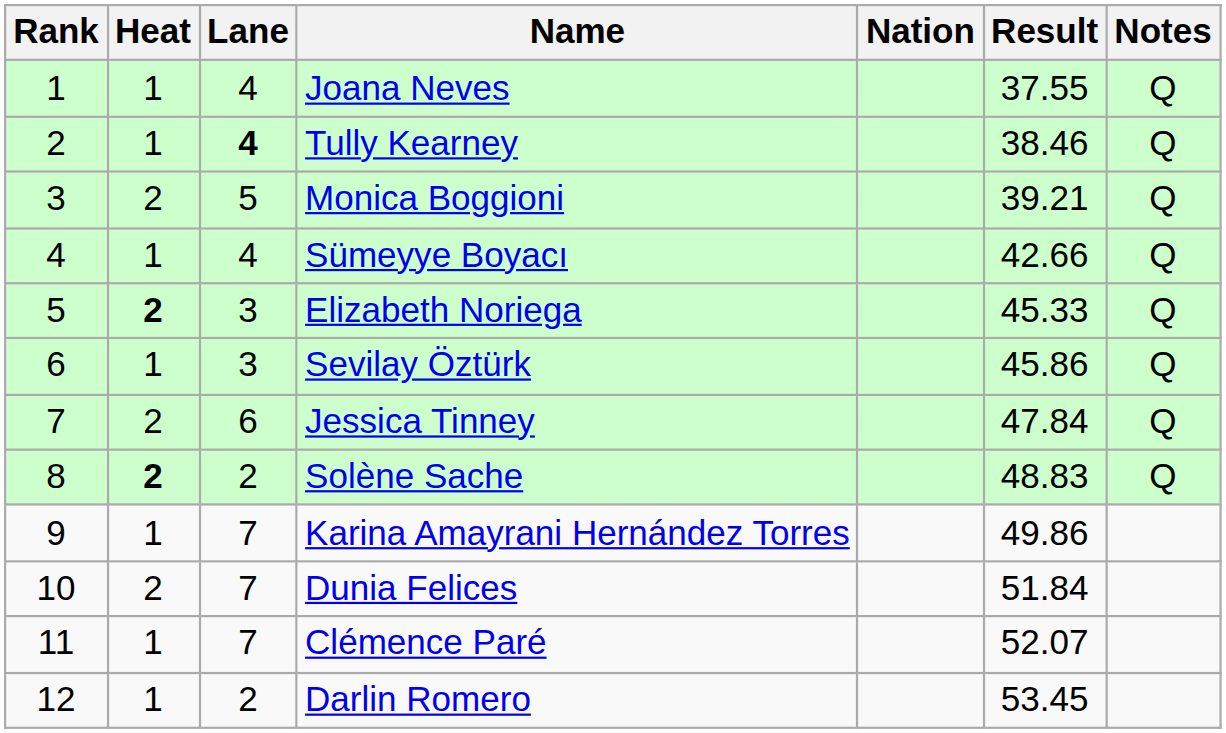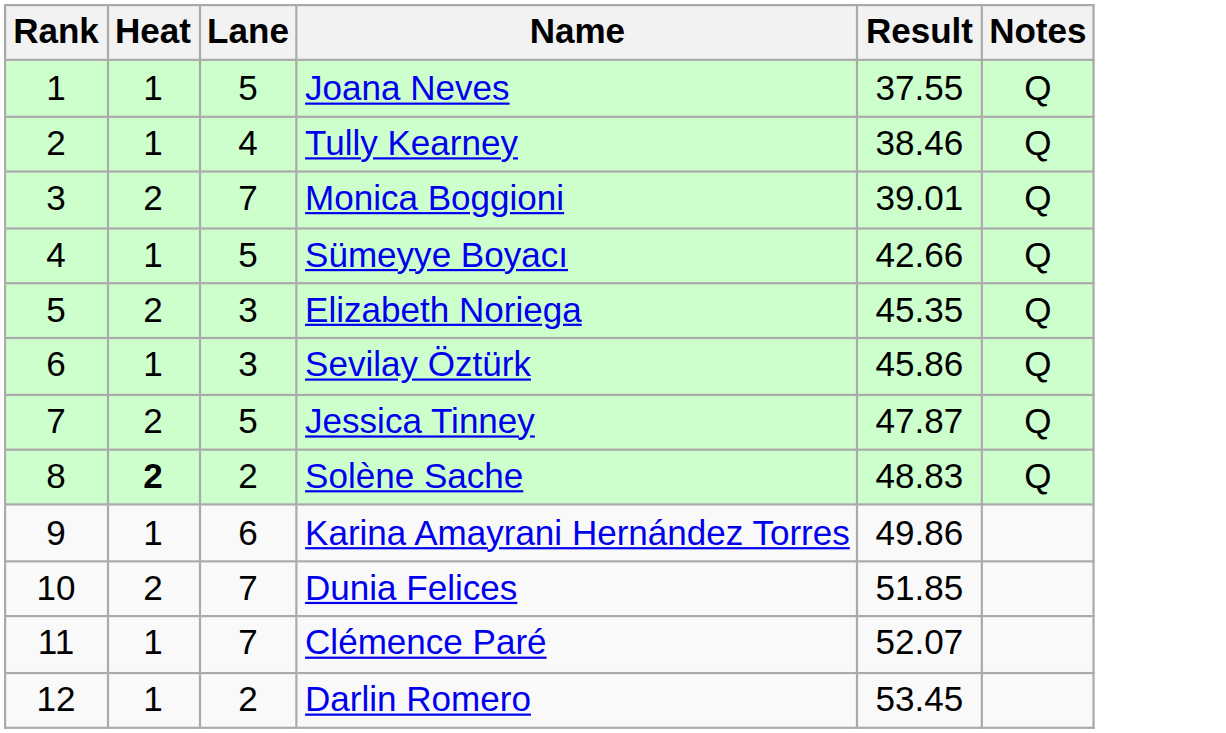- column: (920, 32)
(248, 87) 4 -> (248, 87) 5
(248, 143) bold -> (248, 143) normal
(248, 198) 5 -> (248, 198) 7
(1045, 198) 39.21 -> (919, 198) 39.01
(248, 254) 4 -> (248, 254) 5
(153, 310) bold -> (153, 310) normal
(1045, 310) 45.33 -> (919, 310) 45.35
(248, 421) 6 -> (248, 421) 5
(1045, 421) 47.84 -> (919, 421) 47.87
(248, 532) 7 -> (248, 532) 6
(1045, 587) 51.84 -> (919, 587) 51.85
